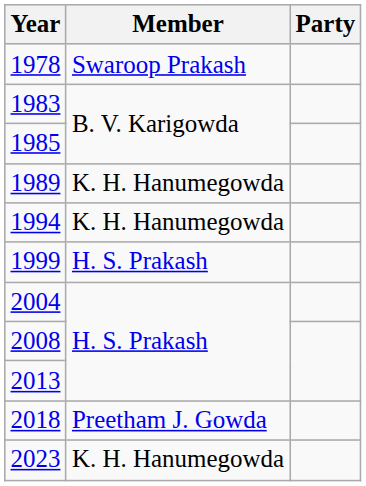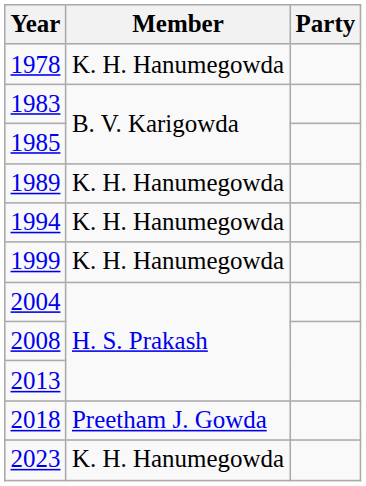(159, 63) Swaroop Prakash -> (178, 63) K. H. Hanumegowda
(140, 261) H. S. Prakash -> (178, 261) K. H. Hanumegowda
